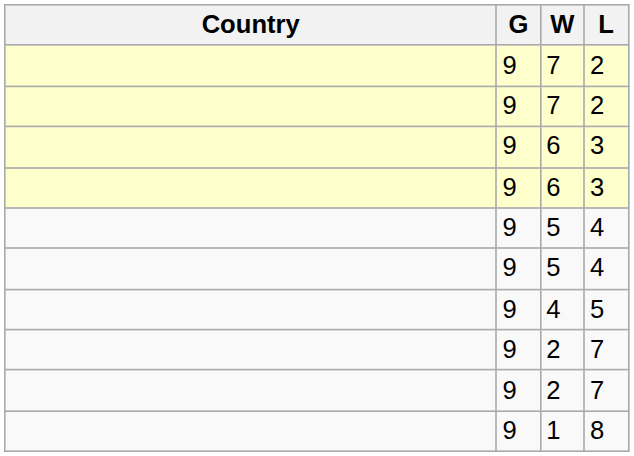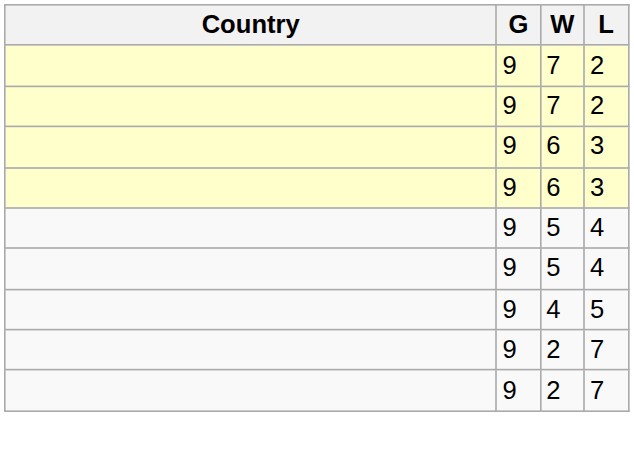- row: (553, 430)
